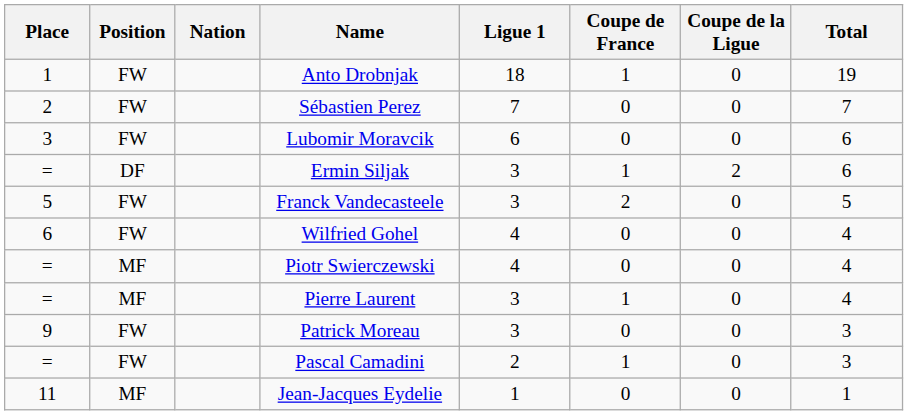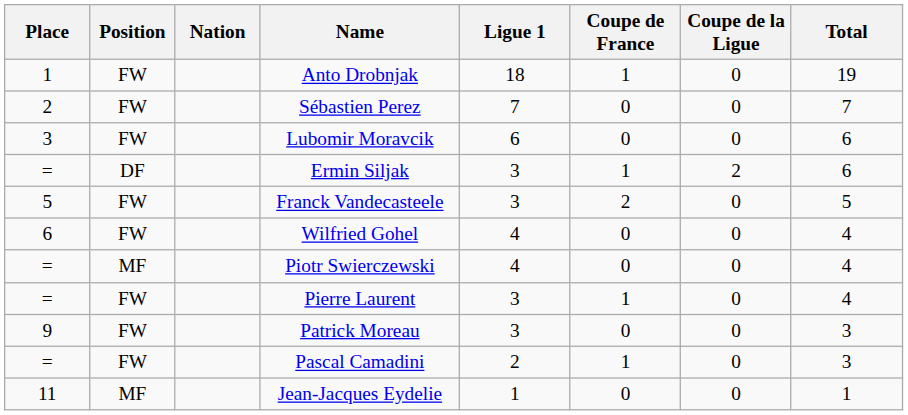(132, 298) MF -> (132, 298) FW
